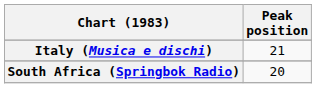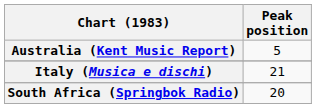+ row: (124, 51)
